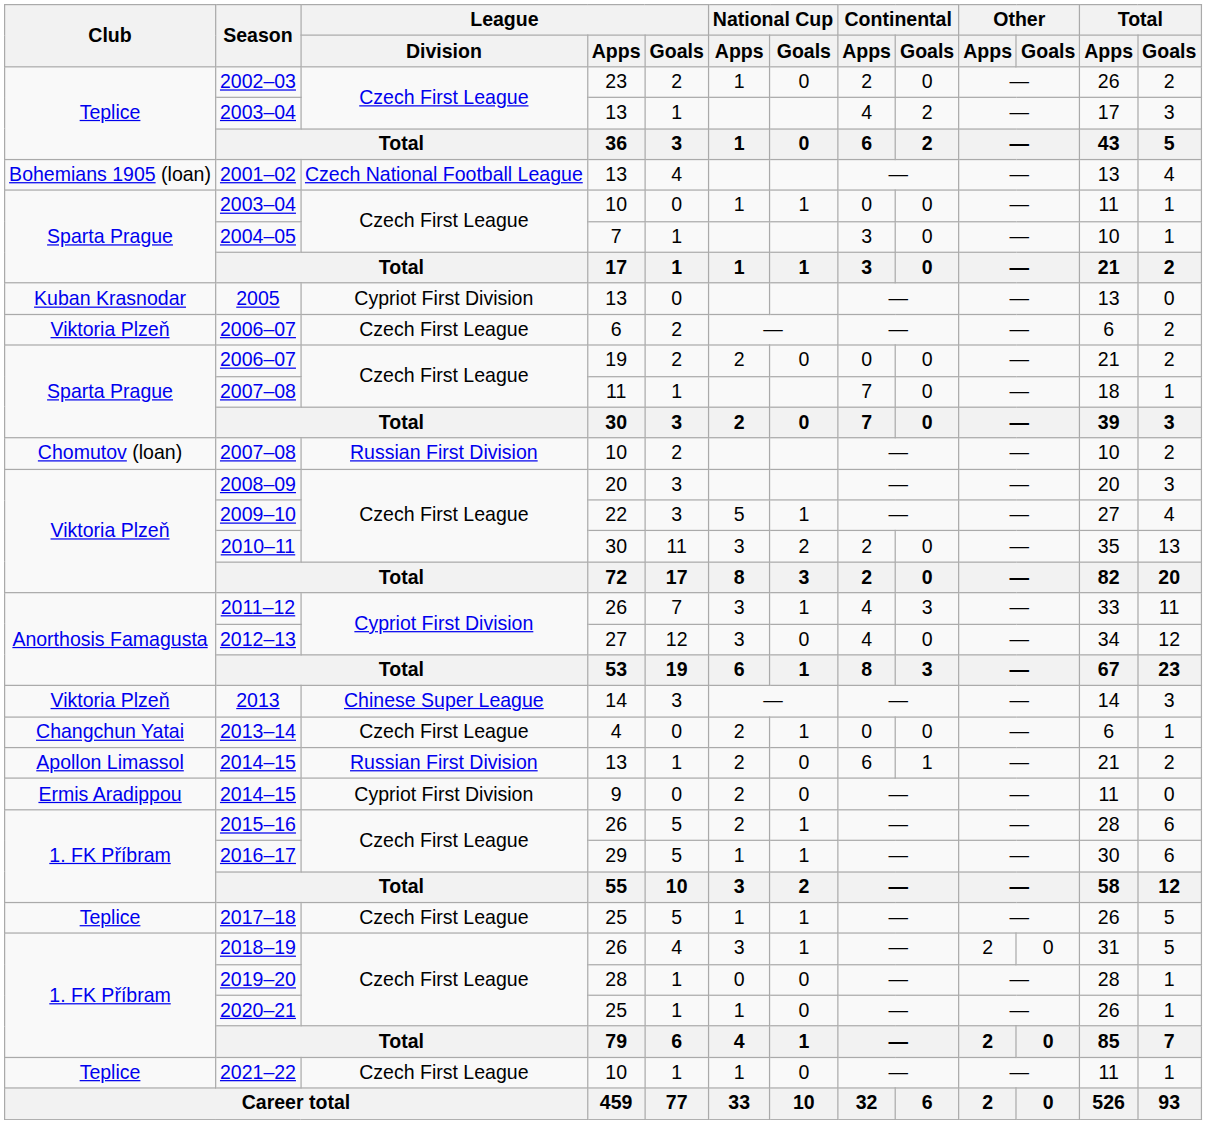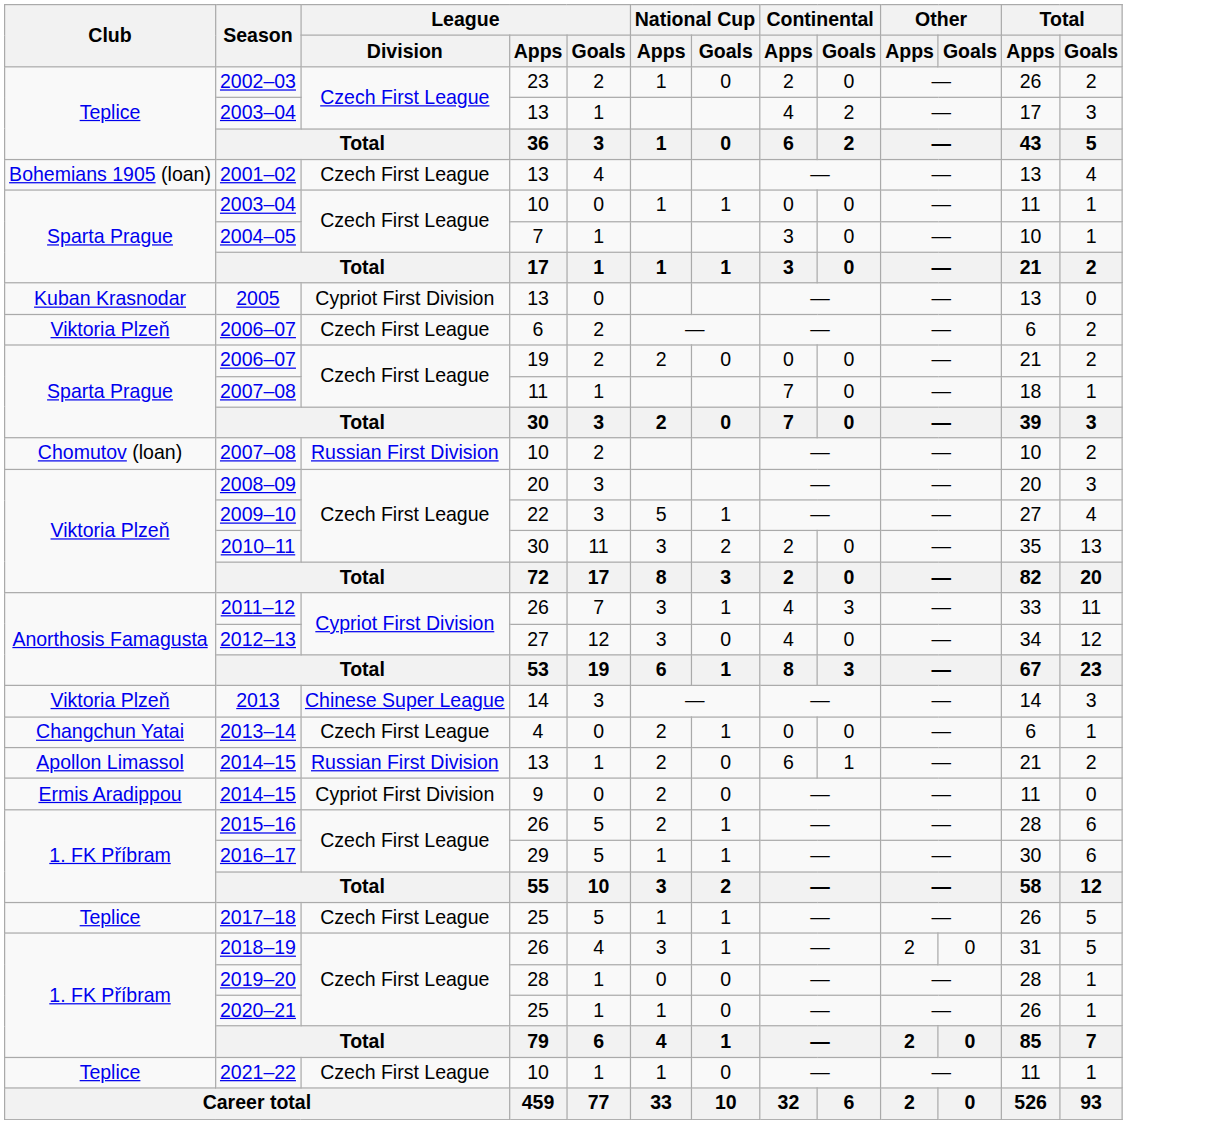(444, 174) Czech National Football League -> (405, 174) Czech First League
